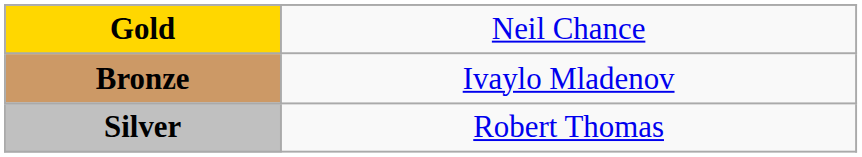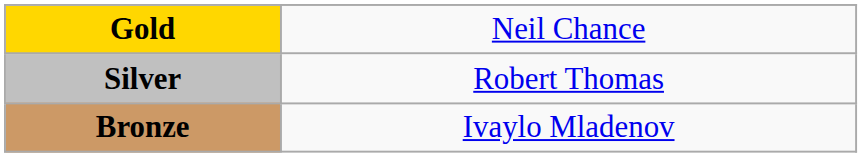rows swapped: (143, 126) <-> (143, 77)
